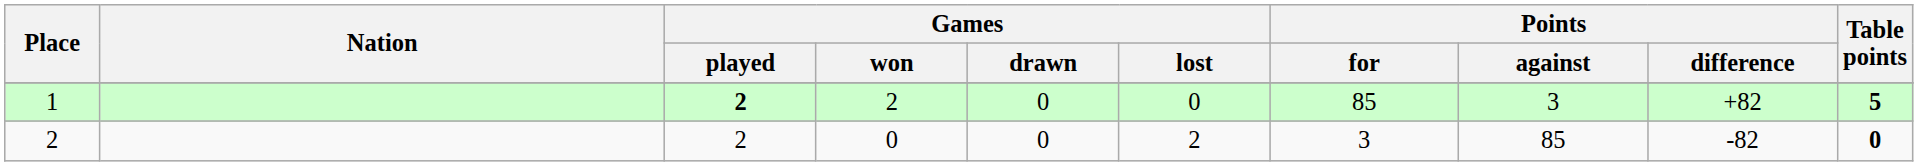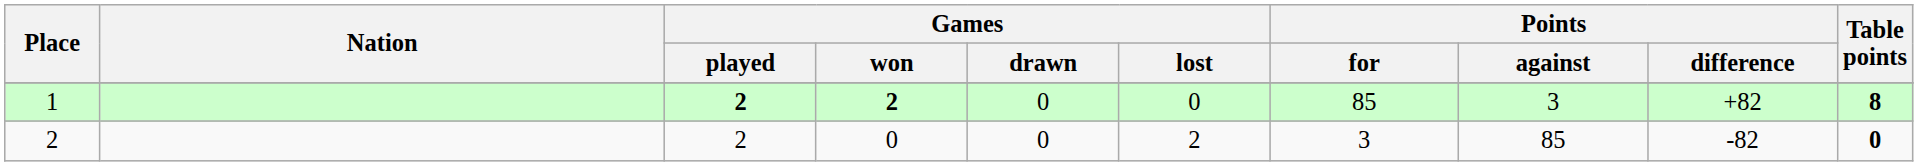(892, 101) normal -> (892, 101) bold
(1875, 101) 5 -> (1875, 101) 8
